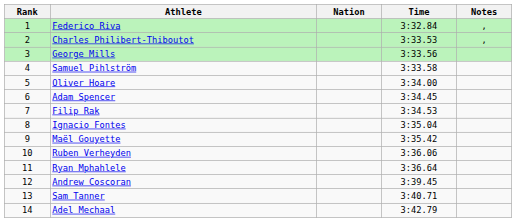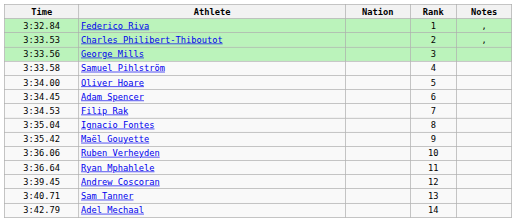columns swapped: (27, 11) <-> (419, 11)
